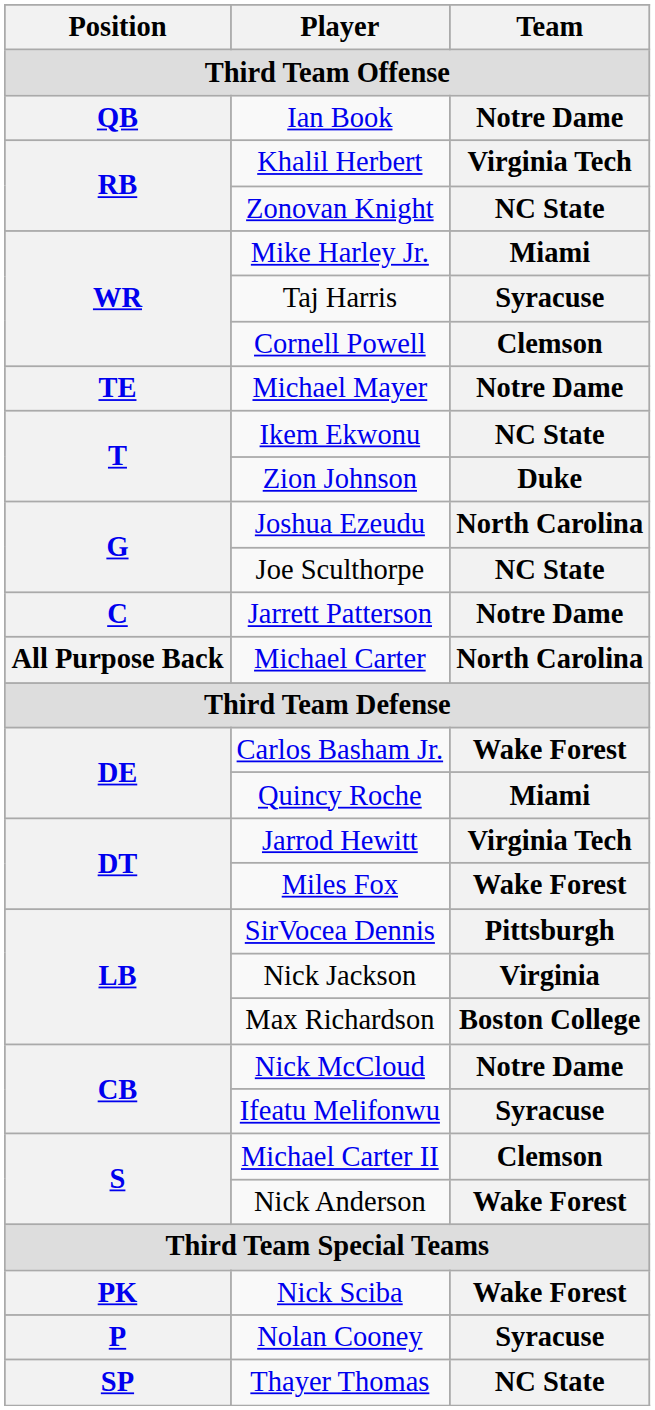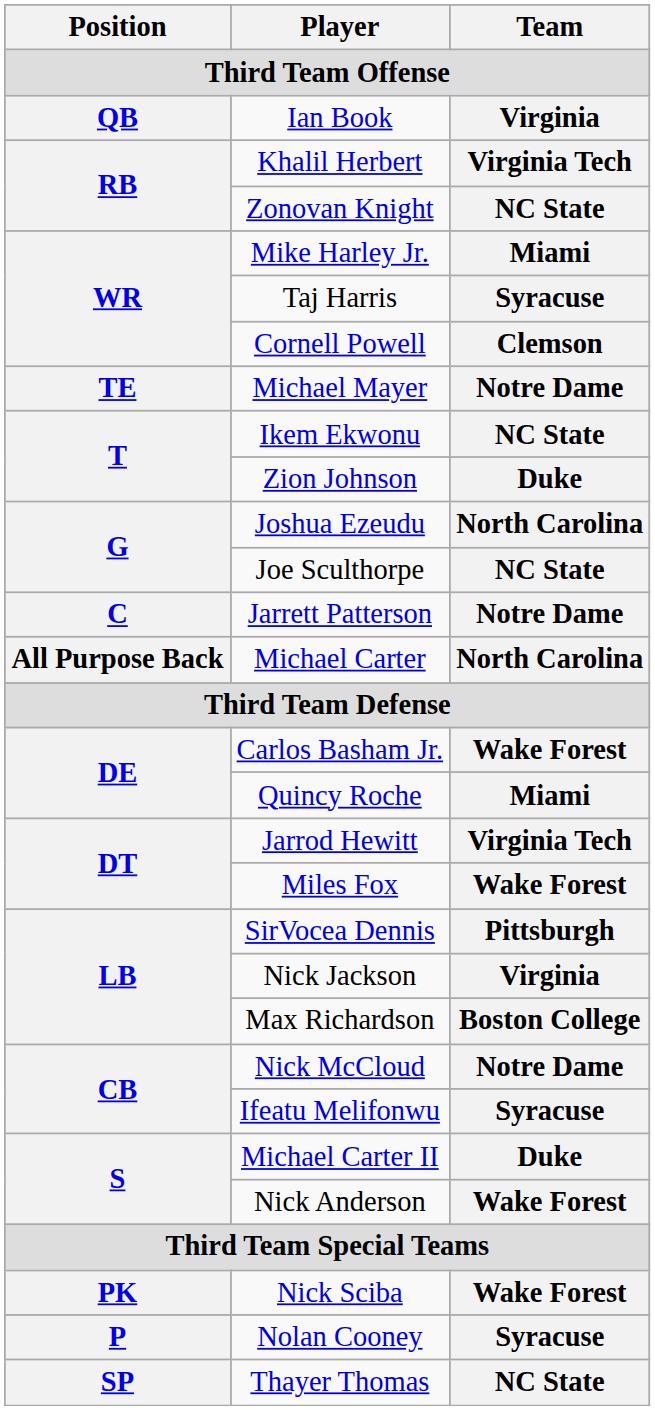(550, 117) Notre Dame -> (550, 117) Virginia
(550, 1156) Clemson -> (550, 1156) Duke
